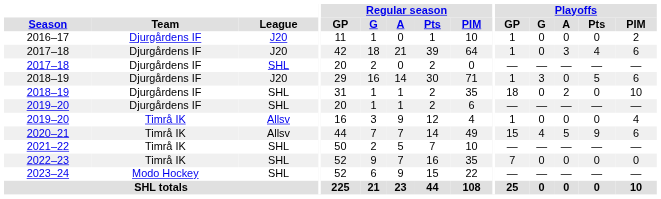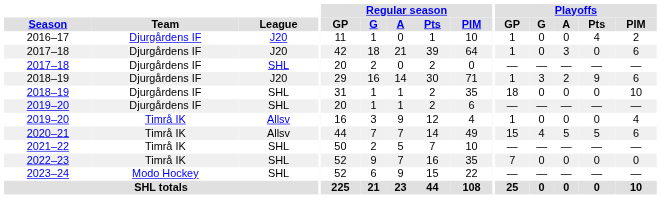(597, 38) 0 -> (597, 38) 4
(597, 51) 4 -> (597, 51) 0
(566, 78) 0 -> (566, 78) 2
(597, 78) 5 -> (597, 78) 9
(566, 92) 2 -> (566, 92) 0
(597, 133) 9 -> (597, 133) 5
